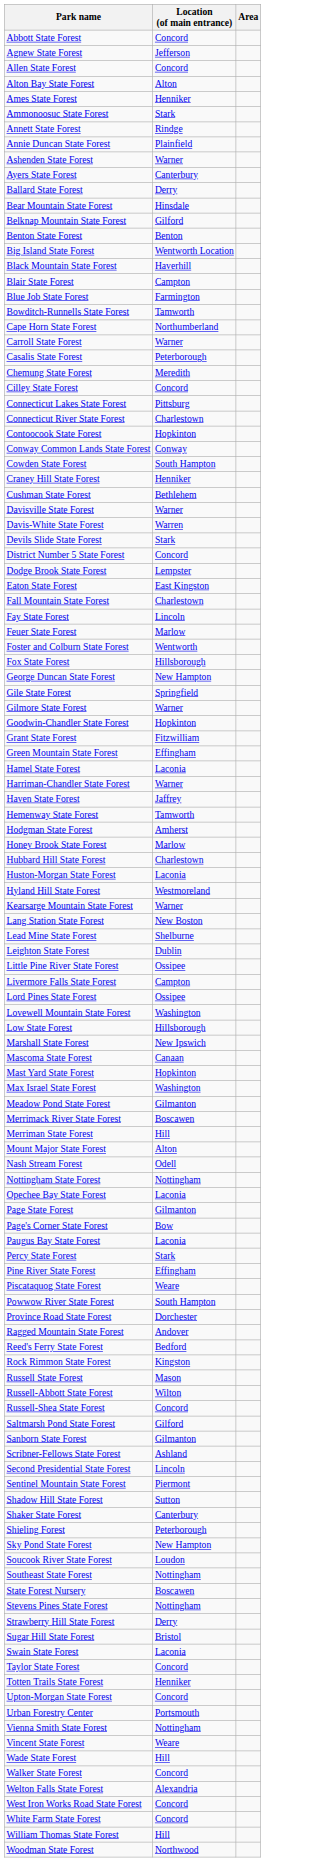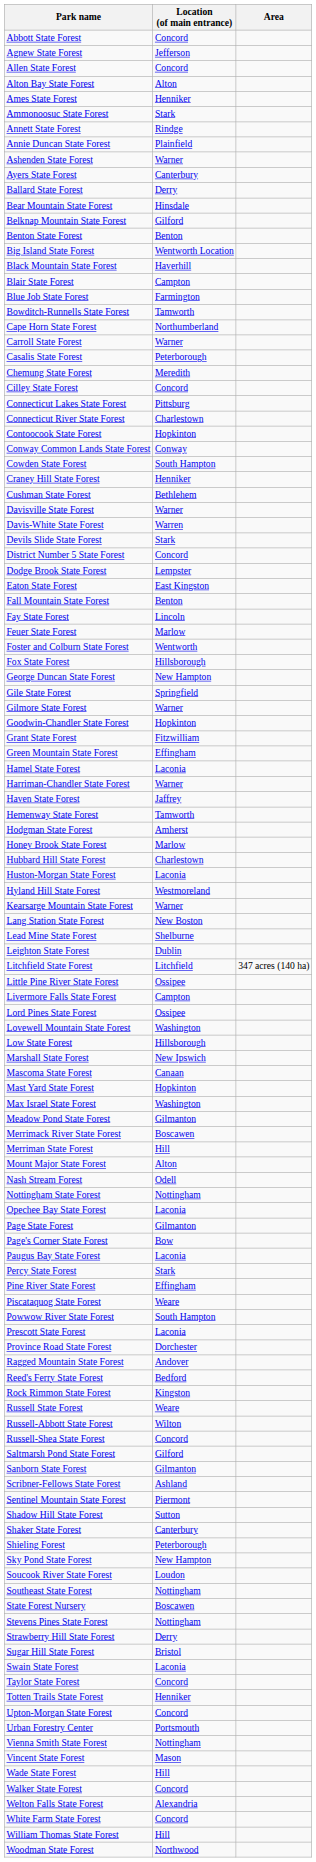(179, 601) Charlestown -> (169, 601) Benton
+ row: (49, 966)
+ row: (46, 1332)
(168, 1377) Mason -> (167, 1408) Weare
- row: (69, 1469)
(167, 1743) Weare -> (168, 1758) Mason
- row: (74, 1804)
